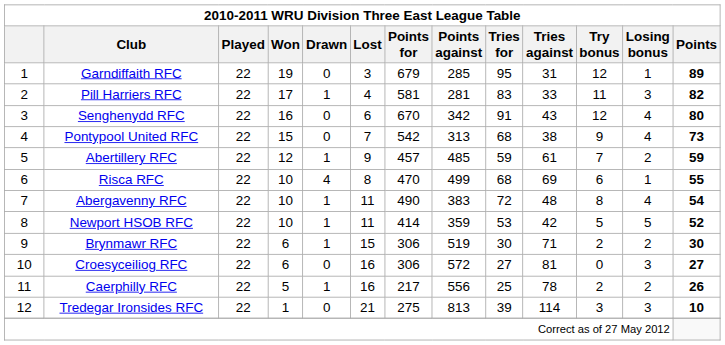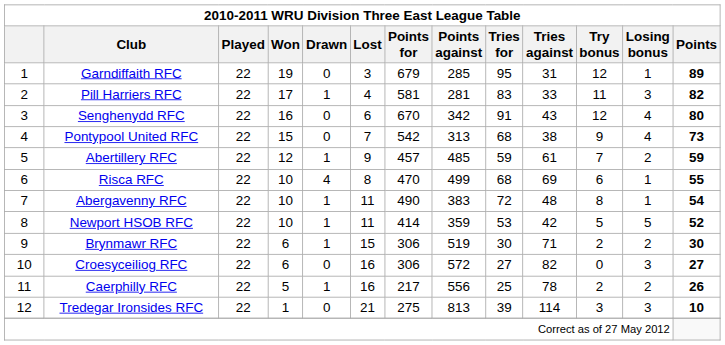(648, 201) 4 -> (648, 201) 1
(550, 265) 81 -> (550, 265) 82
